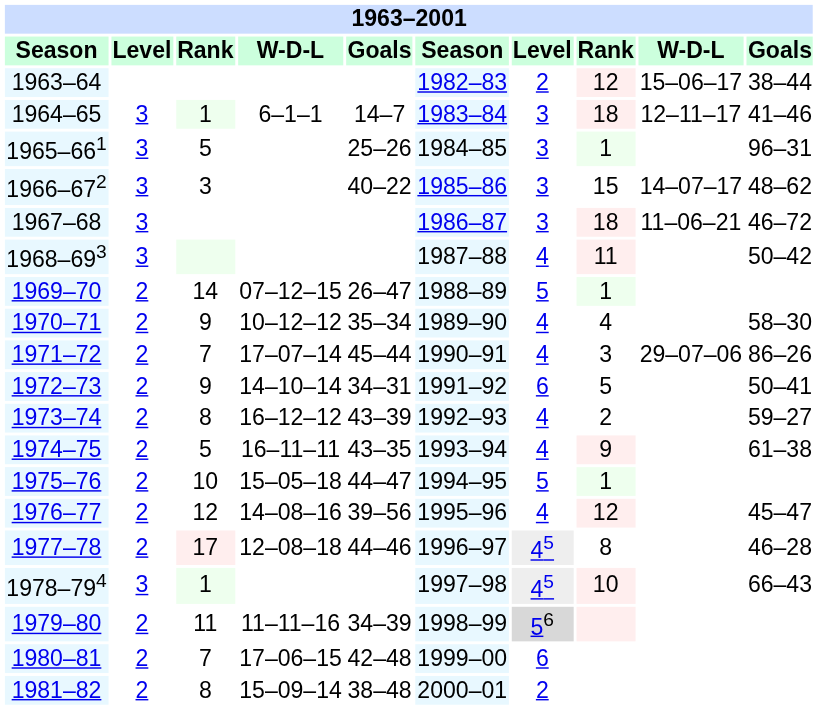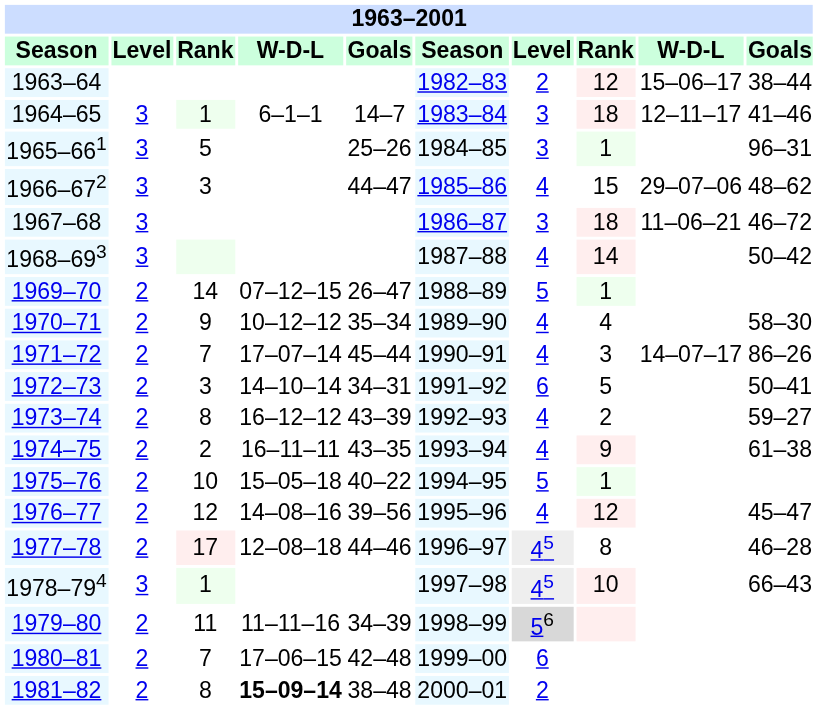(380, 186) 40–22 -> (380, 186) 44–47
(542, 186) 3 -> (542, 186) 4
(691, 186) 14–07–17 -> (691, 186) 29–07–06
(606, 256) 11 -> (606, 256) 14
(691, 354) 29–07–06 -> (691, 354) 14–07–17
(205, 386) 9 -> (205, 386) 3
(205, 449) 5 -> (205, 449) 2
(380, 481) 44–47 -> (380, 481) 40–22
(291, 690) normal -> (291, 690) bold
